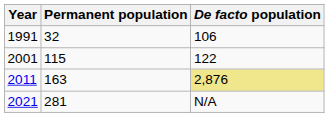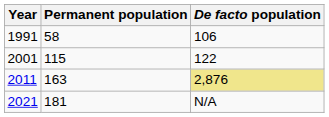(52, 36) 32 -> (52, 36) 58
(55, 101) 281 -> (55, 101) 181
